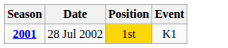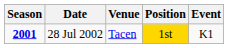+ column: (124, 14)
